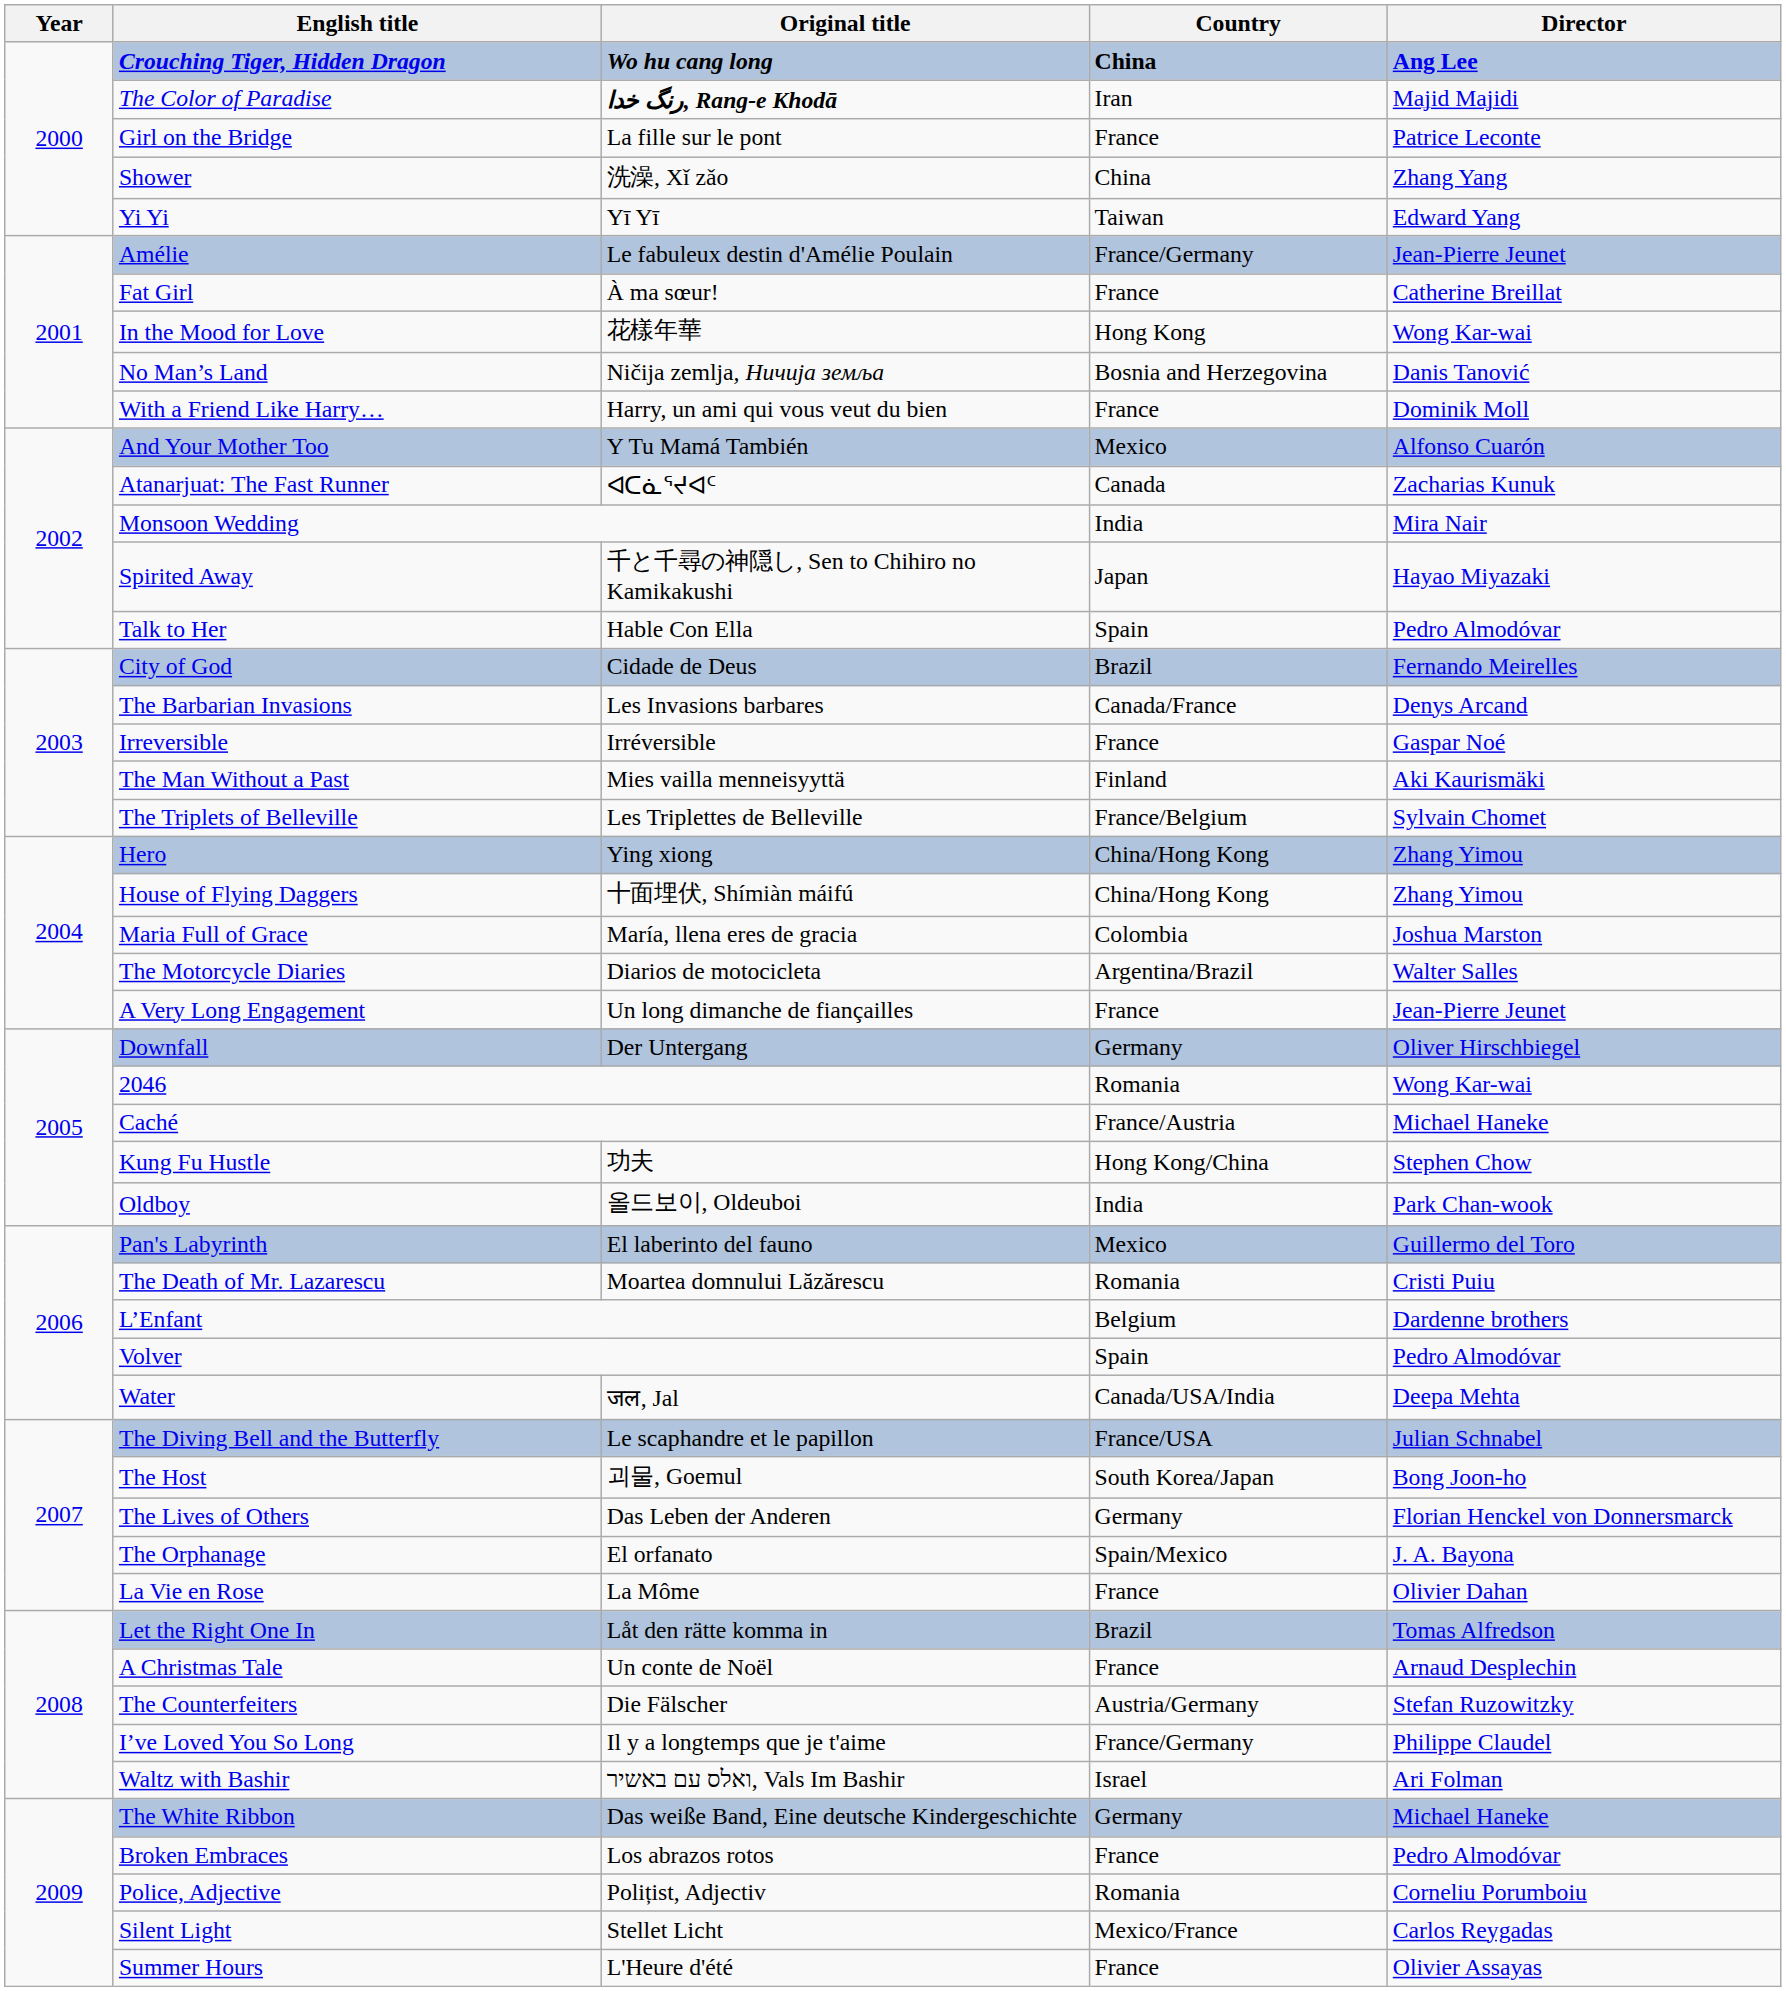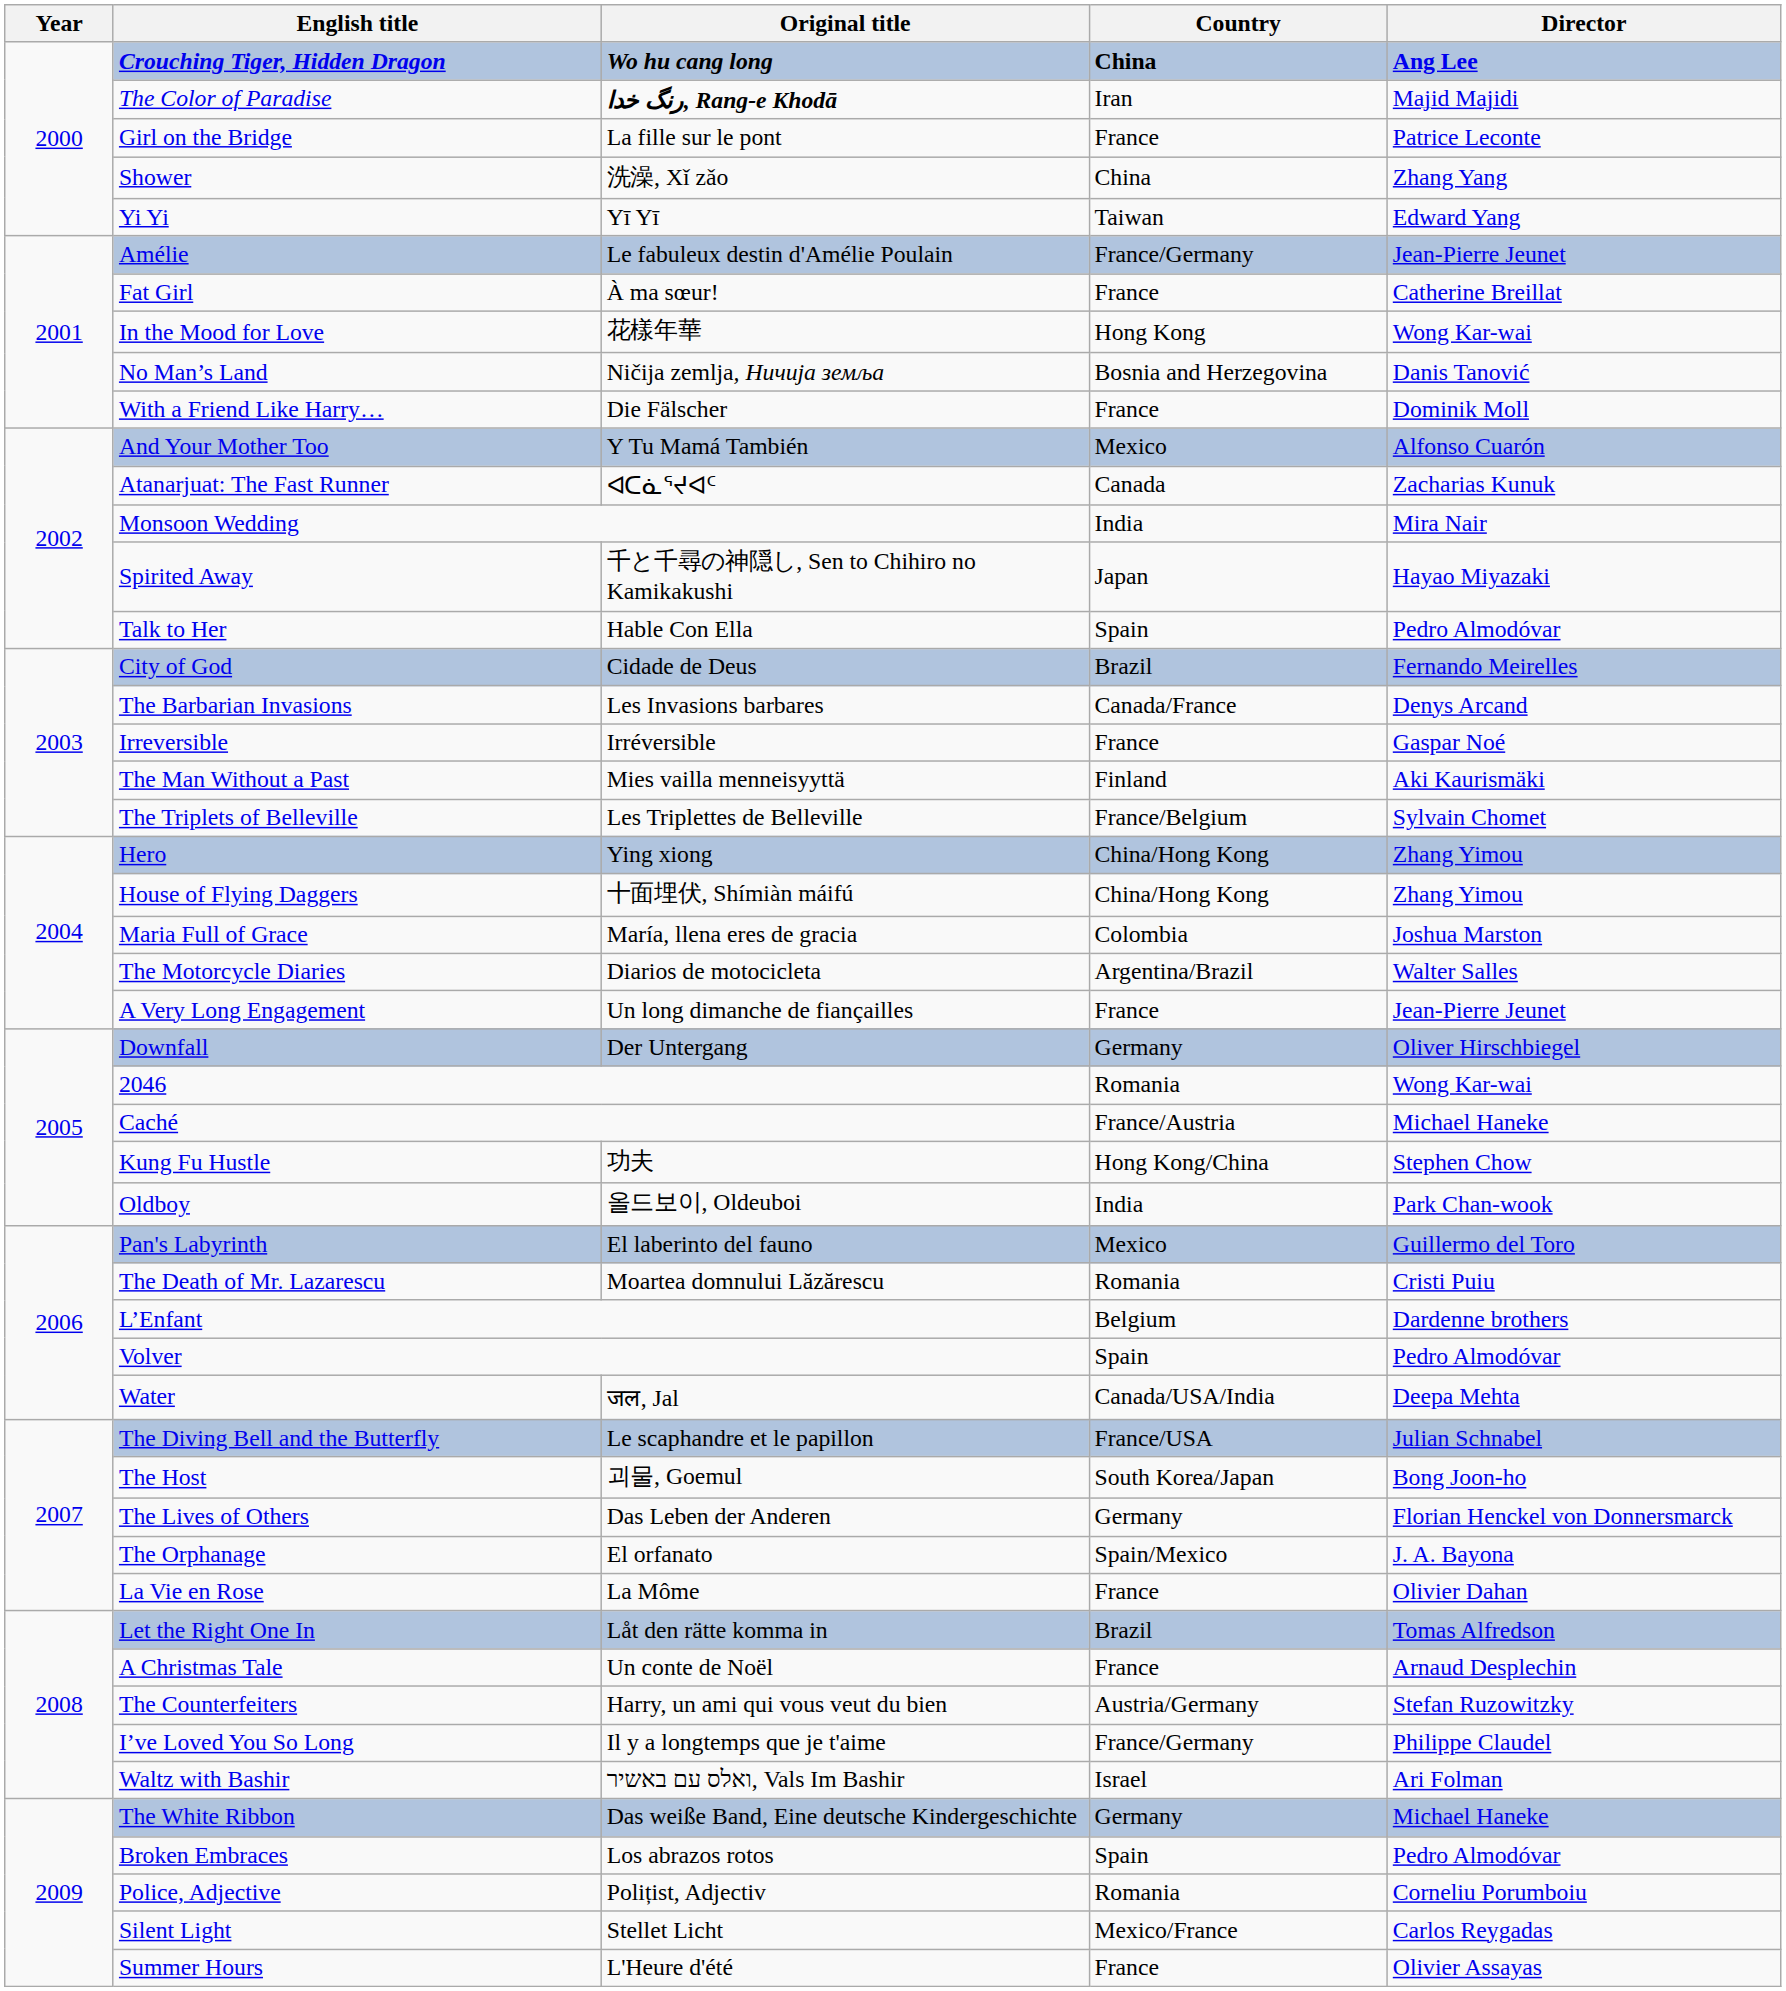(777, 409) Harry, un ami qui vous veut du bien -> (667, 409) Die Fälscher
(667, 1704) Die Fälscher -> (777, 1704) Harry, un ami qui vous veut du bien
(1127, 1854) France -> (1122, 1854) Spain
